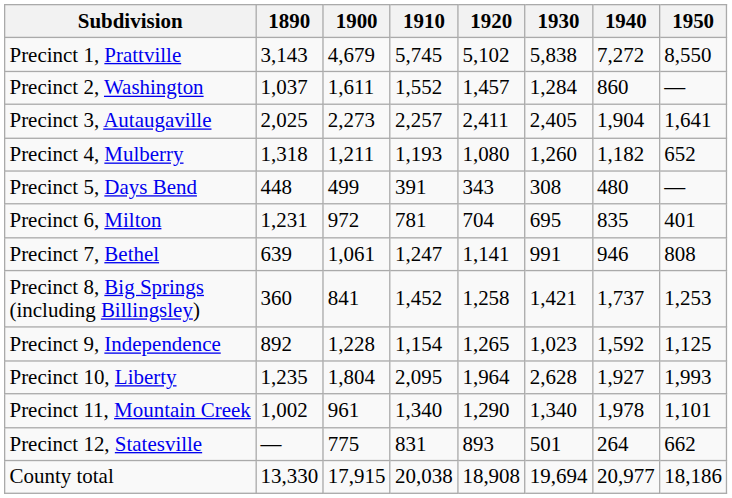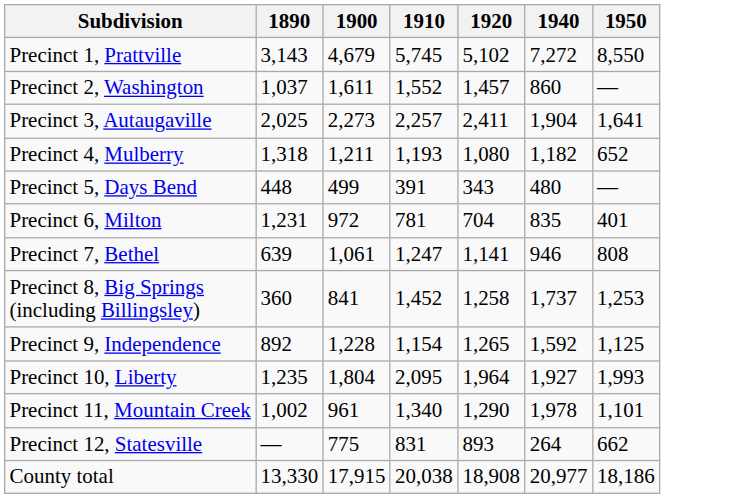- column: (559, 21)
